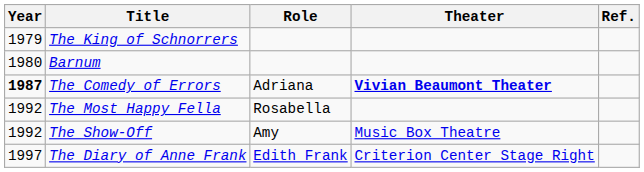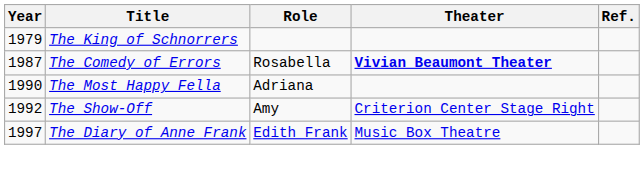- row: (75, 63)
(25, 86) bold -> (25, 63) normal
(283, 86) Adriana -> (292, 63) Rosabella
(25, 109) 1992 -> (25, 86) 1990
(292, 109) Rosabella -> (283, 86) Adriana
(427, 133) Music Box Theatre -> (475, 109) Criterion Center Stage Right
(475, 156) Criterion Center Stage Right -> (427, 133) Music Box Theatre
